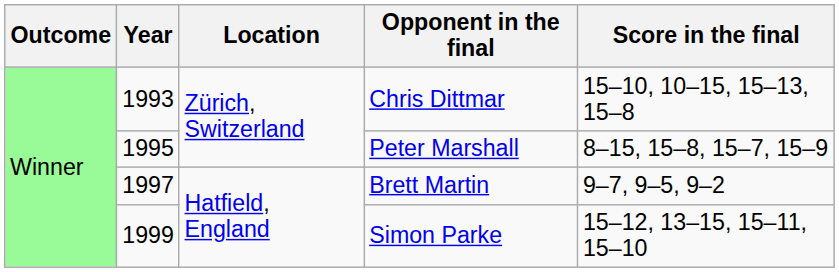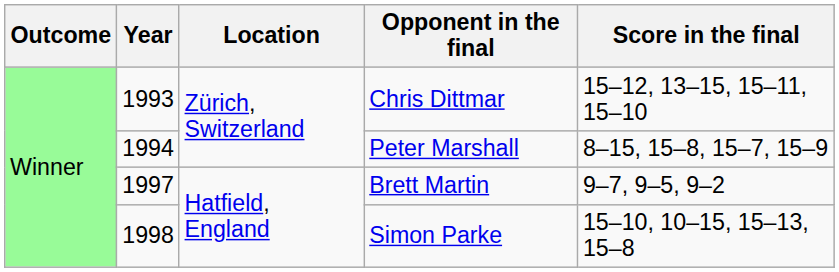(696, 98) 15–10, 10–15, 15–13, 15–8 -> (695, 98) 15–12, 13–15, 15–11, 15–10
(148, 148) 1995 -> (148, 148) 1994
(148, 235) 1999 -> (148, 235) 1998
(695, 235) 15–12, 13–15, 15–11, 15–10 -> (696, 235) 15–10, 10–15, 15–13, 15–8
